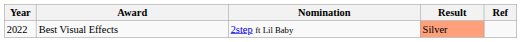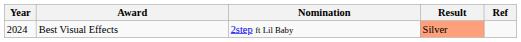(17, 29) 2022 -> (17, 29) 2024
